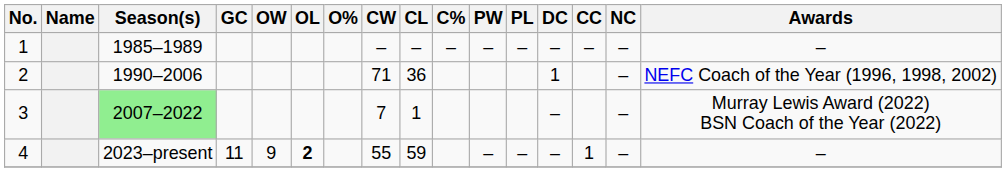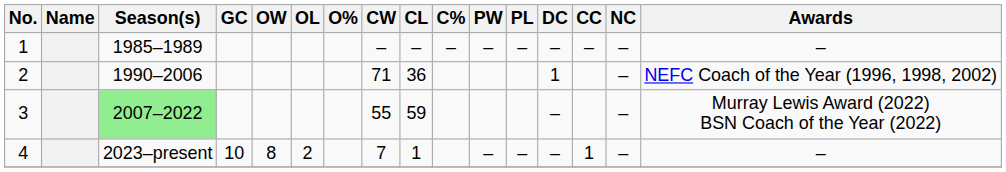(381, 114) 7 -> (381, 114) 55
(416, 114) 1 -> (416, 114) 59
(234, 152) 11 -> (234, 152) 10
(271, 152) 9 -> (271, 152) 8
(307, 152) bold -> (307, 152) normal
(381, 152) 55 -> (381, 152) 7
(416, 152) 59 -> (416, 152) 1
